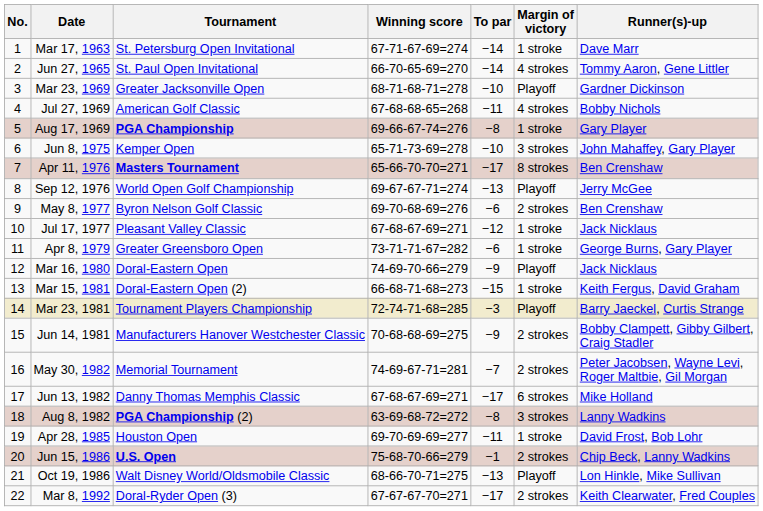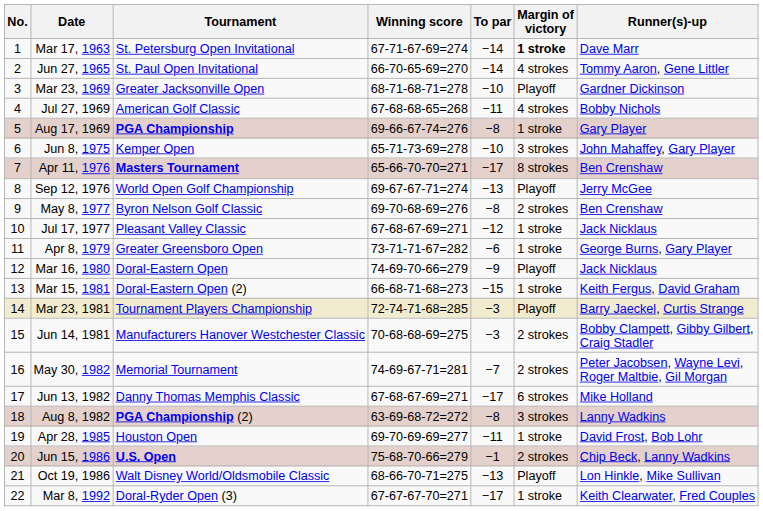(540, 49) normal -> (541, 49) bold
(493, 208) −6 -> (493, 208) −8
(493, 335) −9 -> (493, 335) −3
(543, 496) 2 strokes -> (540, 496) 1 stroke
